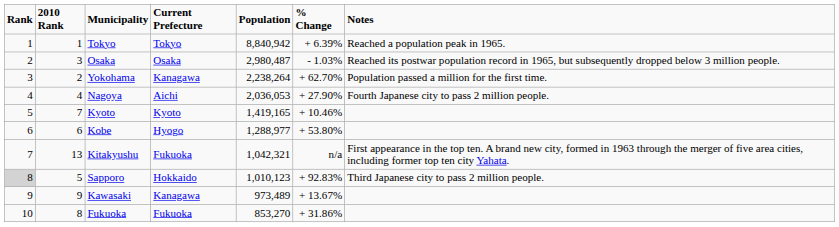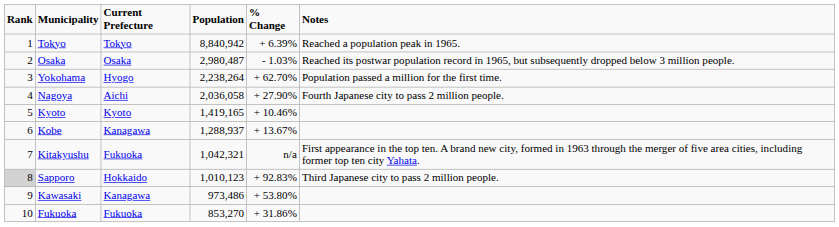- column: (51, 19)
(177, 78) Kanagawa -> (119, 78) Hyogo
(268, 95) 2,036,053 -> (222, 95) 2,036,058
(168, 130) Hyogo -> (127, 130) Kanagawa
(268, 130) 1,288,977 -> (222, 130) 1,288,937
(321, 130) + 53.80% -> (275, 130) + 13.67%
(272, 195) 973,489 -> (226, 195) 973,486
(321, 195) + 13.67% -> (275, 195) + 53.80%
